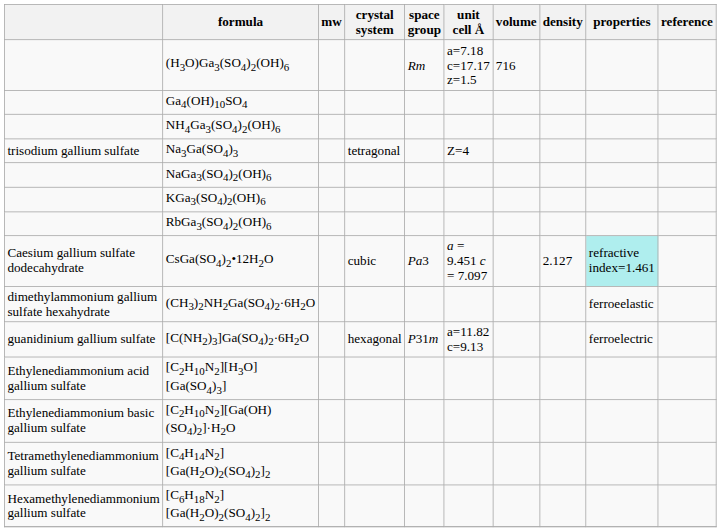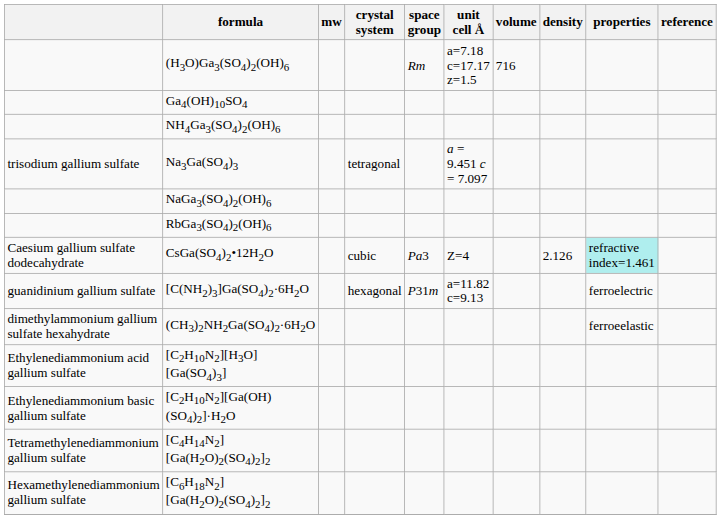(458, 150) Z=4 -> (467, 164) a = 9.451 c = 7.097
- row: (216, 199)
(467, 261) a = 9.451 c = 7.097 -> (458, 255) Z=4
(557, 261) 2.127 -> (557, 255) 2.126
rows swapped: (241, 303) <-> (237, 339)
